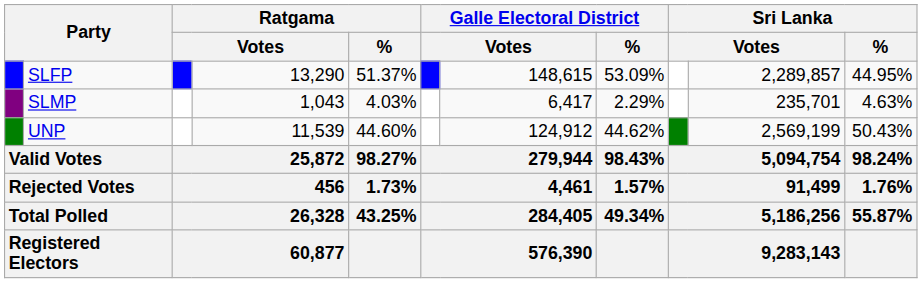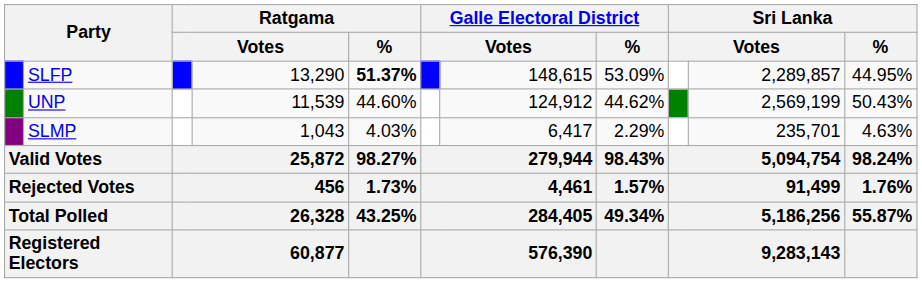(386, 74) normal -> (386, 74) bold
rows swapped: (47, 131) <-> (52, 103)
